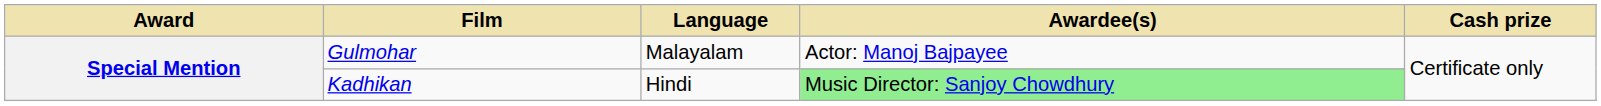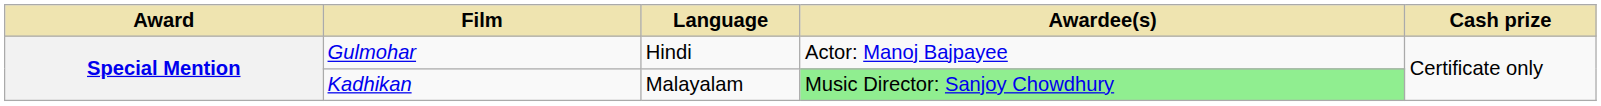(695, 52) Malayalam -> (669, 52) Hindi
(669, 84) Hindi -> (695, 84) Malayalam
